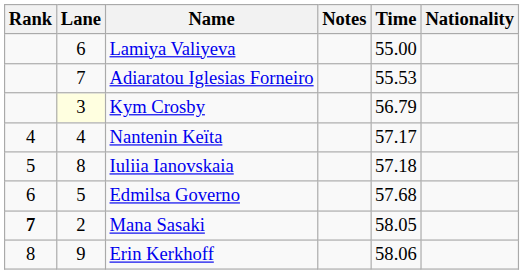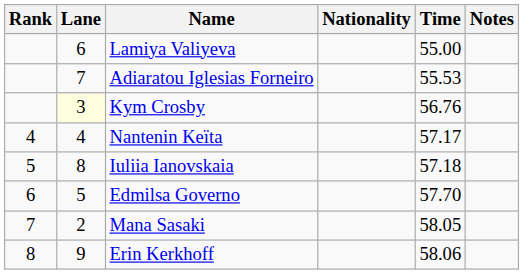columns swapped: (470, 19) <-> (344, 19)
(396, 107) 56.79 -> (440, 107) 56.76
(396, 195) 57.68 -> (440, 195) 57.70
(31, 225) bold -> (31, 225) normal
